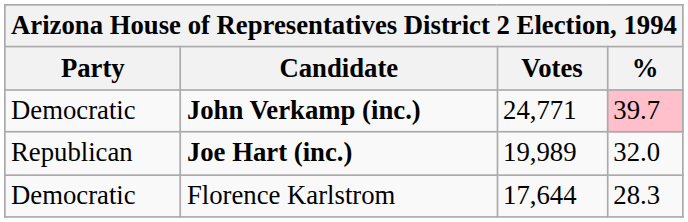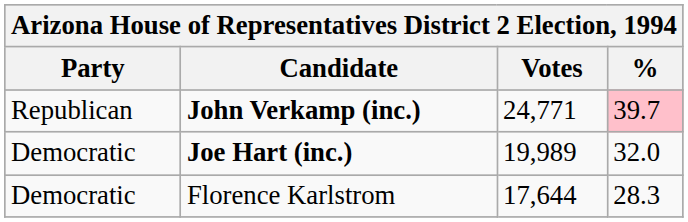(73, 110) Democratic -> (72, 110) Republican
(72, 152) Republican -> (73, 152) Democratic
